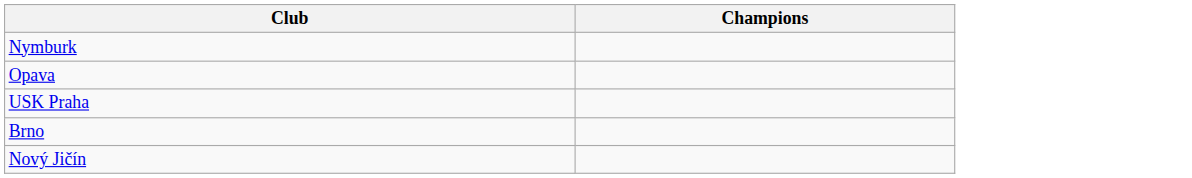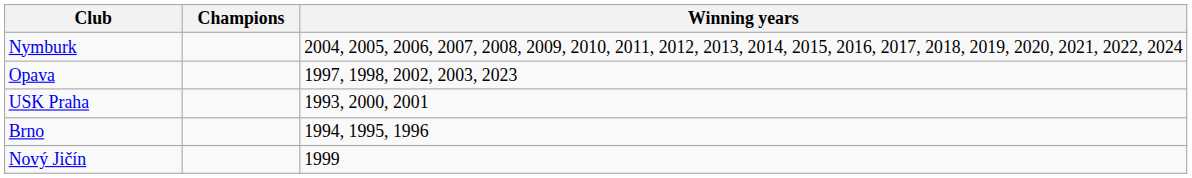+ column: (743, 18)
